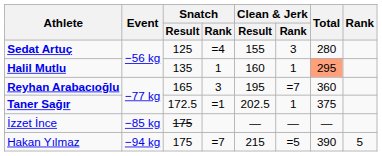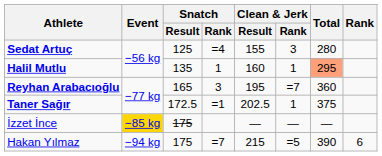(143, 124) no background -> (143, 124) gold background
(360, 142) 5 -> (360, 142) 6
